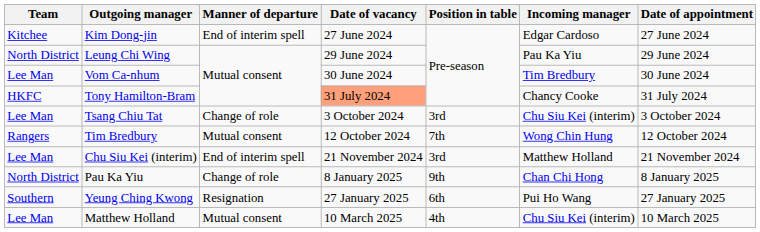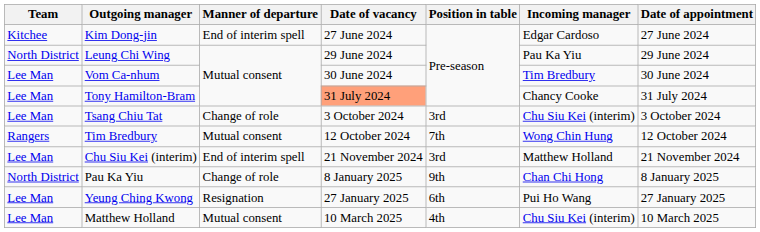(24, 95) HKFC -> (30, 95) Lee Man
(30, 197) Southern -> (30, 197) Lee Man
